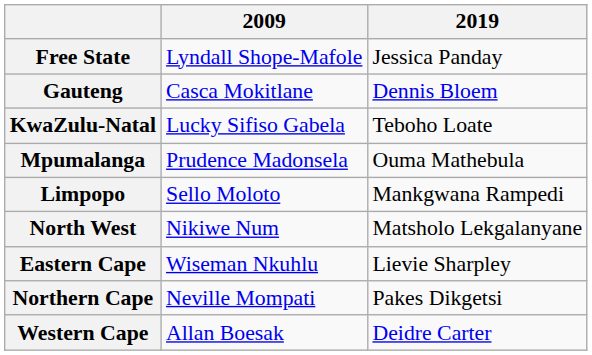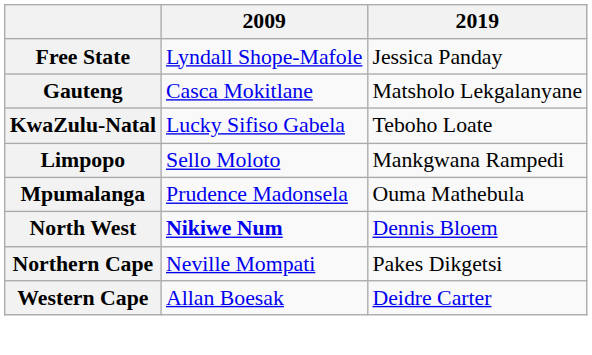(435, 90) Dennis Bloem -> (477, 90) Matsholo Lekgalanyane
rows swapped: (83, 159) <-> (83, 194)
(223, 228) normal -> (224, 228) bold
(477, 228) Matsholo Lekgalanyane -> (435, 228) Dennis Bloem
- row: (83, 263)
